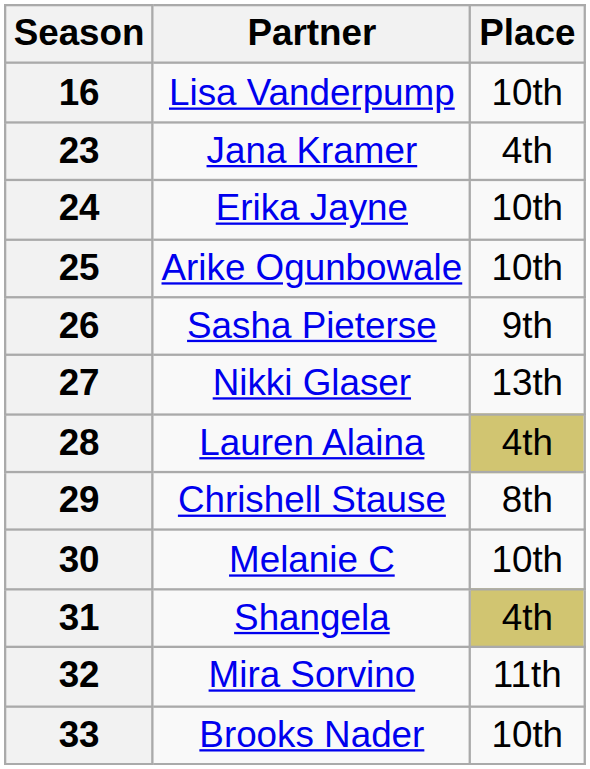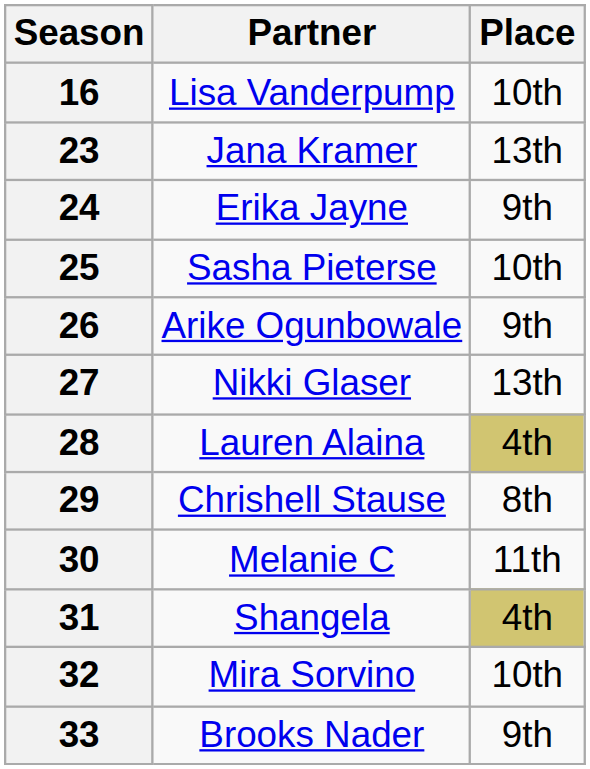(527, 150) 4th -> (527, 150) 13th
(527, 208) 10th -> (527, 208) 9th
(312, 267) Arike Ogunbowale -> (312, 267) Sasha Pieterse
(312, 325) Sasha Pieterse -> (312, 325) Arike Ogunbowale
(527, 558) 10th -> (527, 558) 11th
(527, 675) 11th -> (527, 675) 10th
(527, 734) 10th -> (527, 734) 9th
